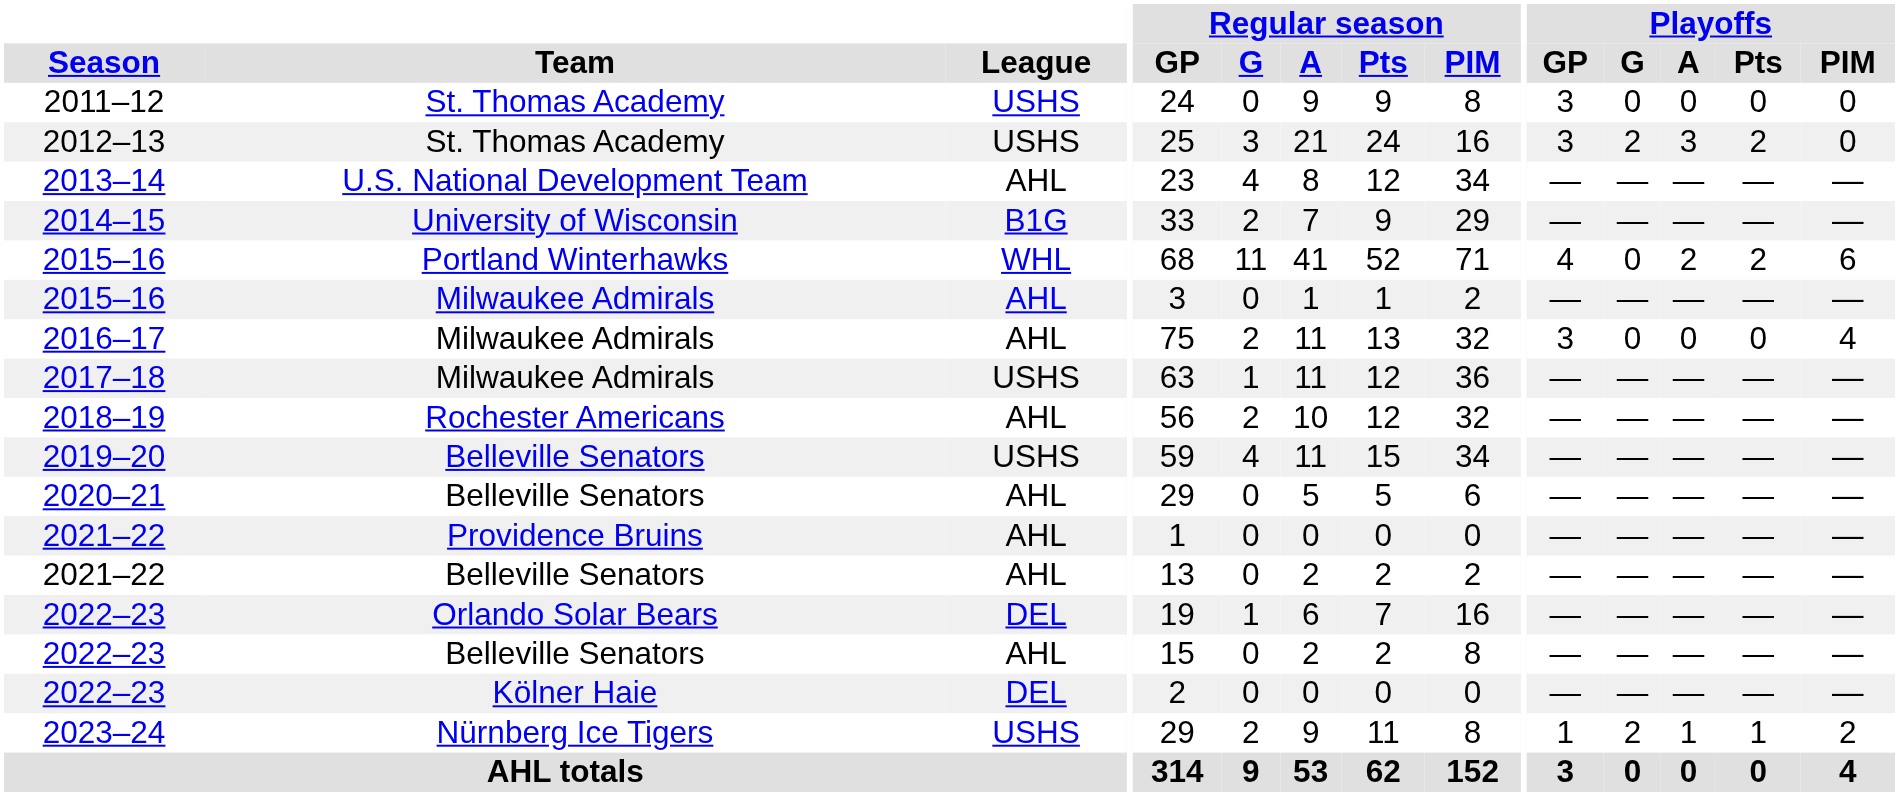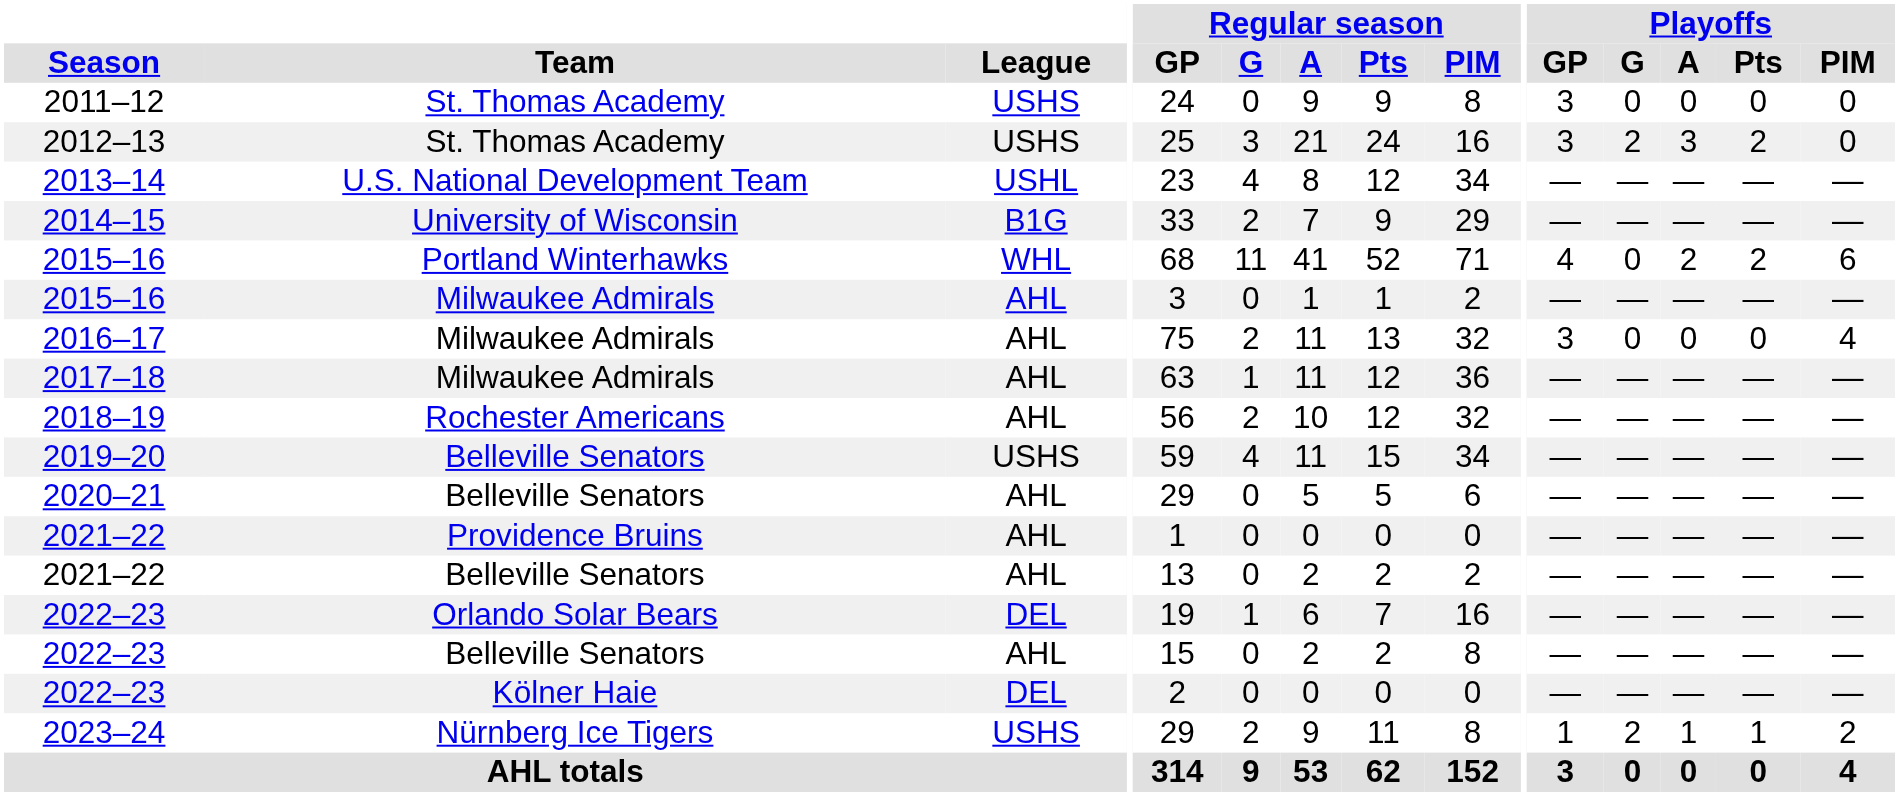(1036, 180) AHL -> (1036, 180) USHL
(1036, 377) USHS -> (1036, 377) AHL
